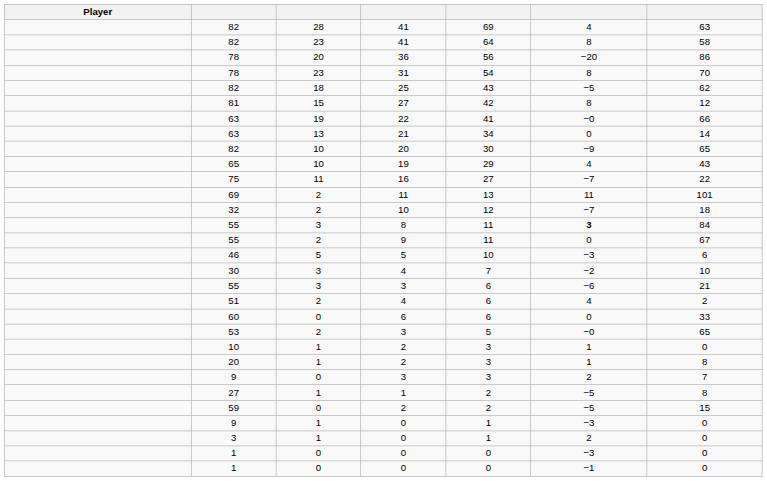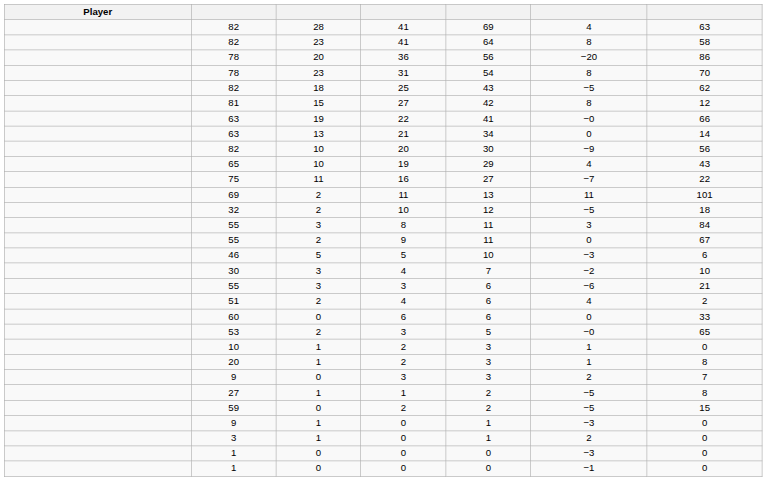(705, 149) 65 -> (705, 149) 56
(589, 210) −7 -> (589, 210) −5
(589, 225) bold -> (589, 225) normal
